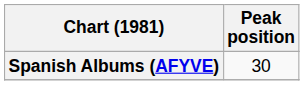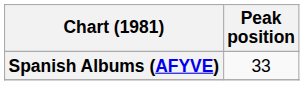(261, 65) 30 -> (261, 65) 33
